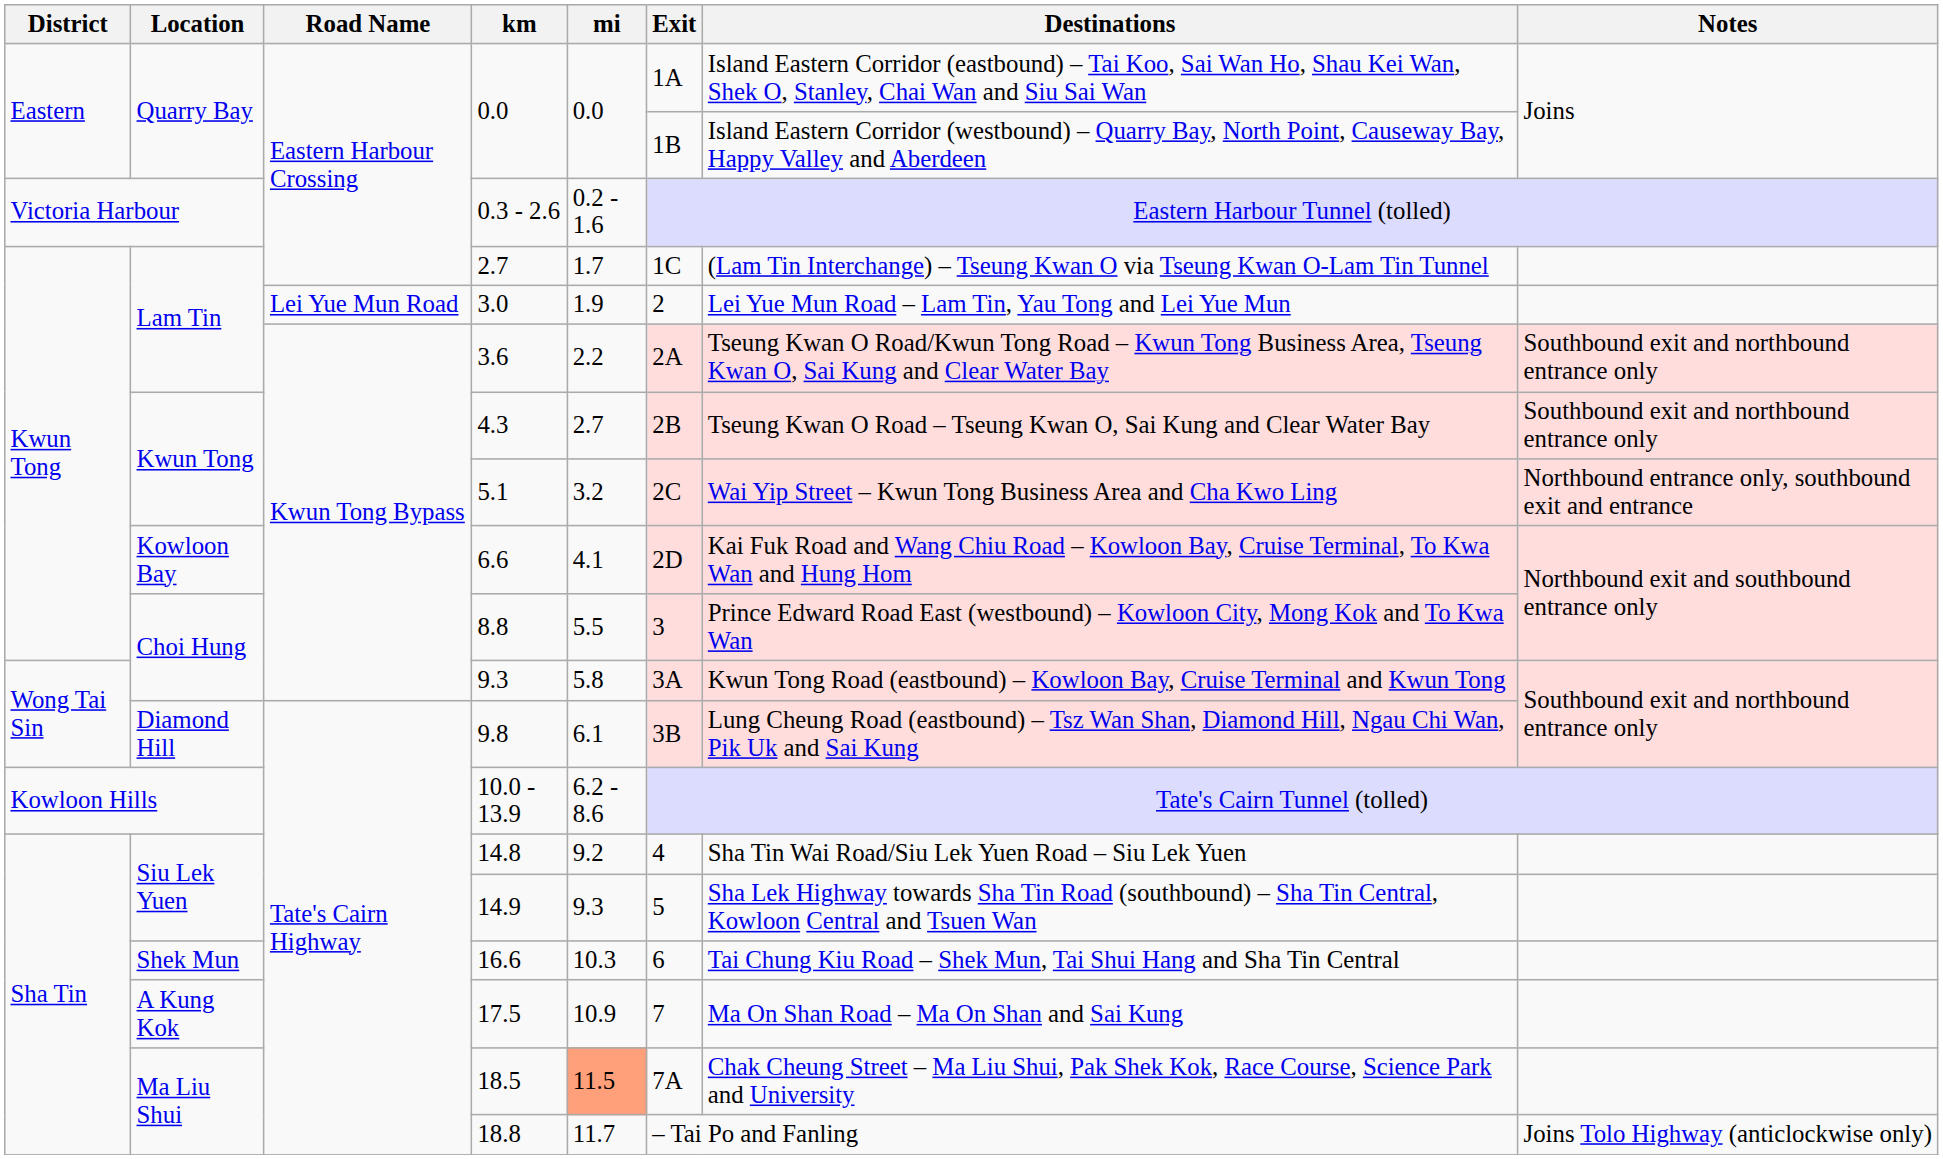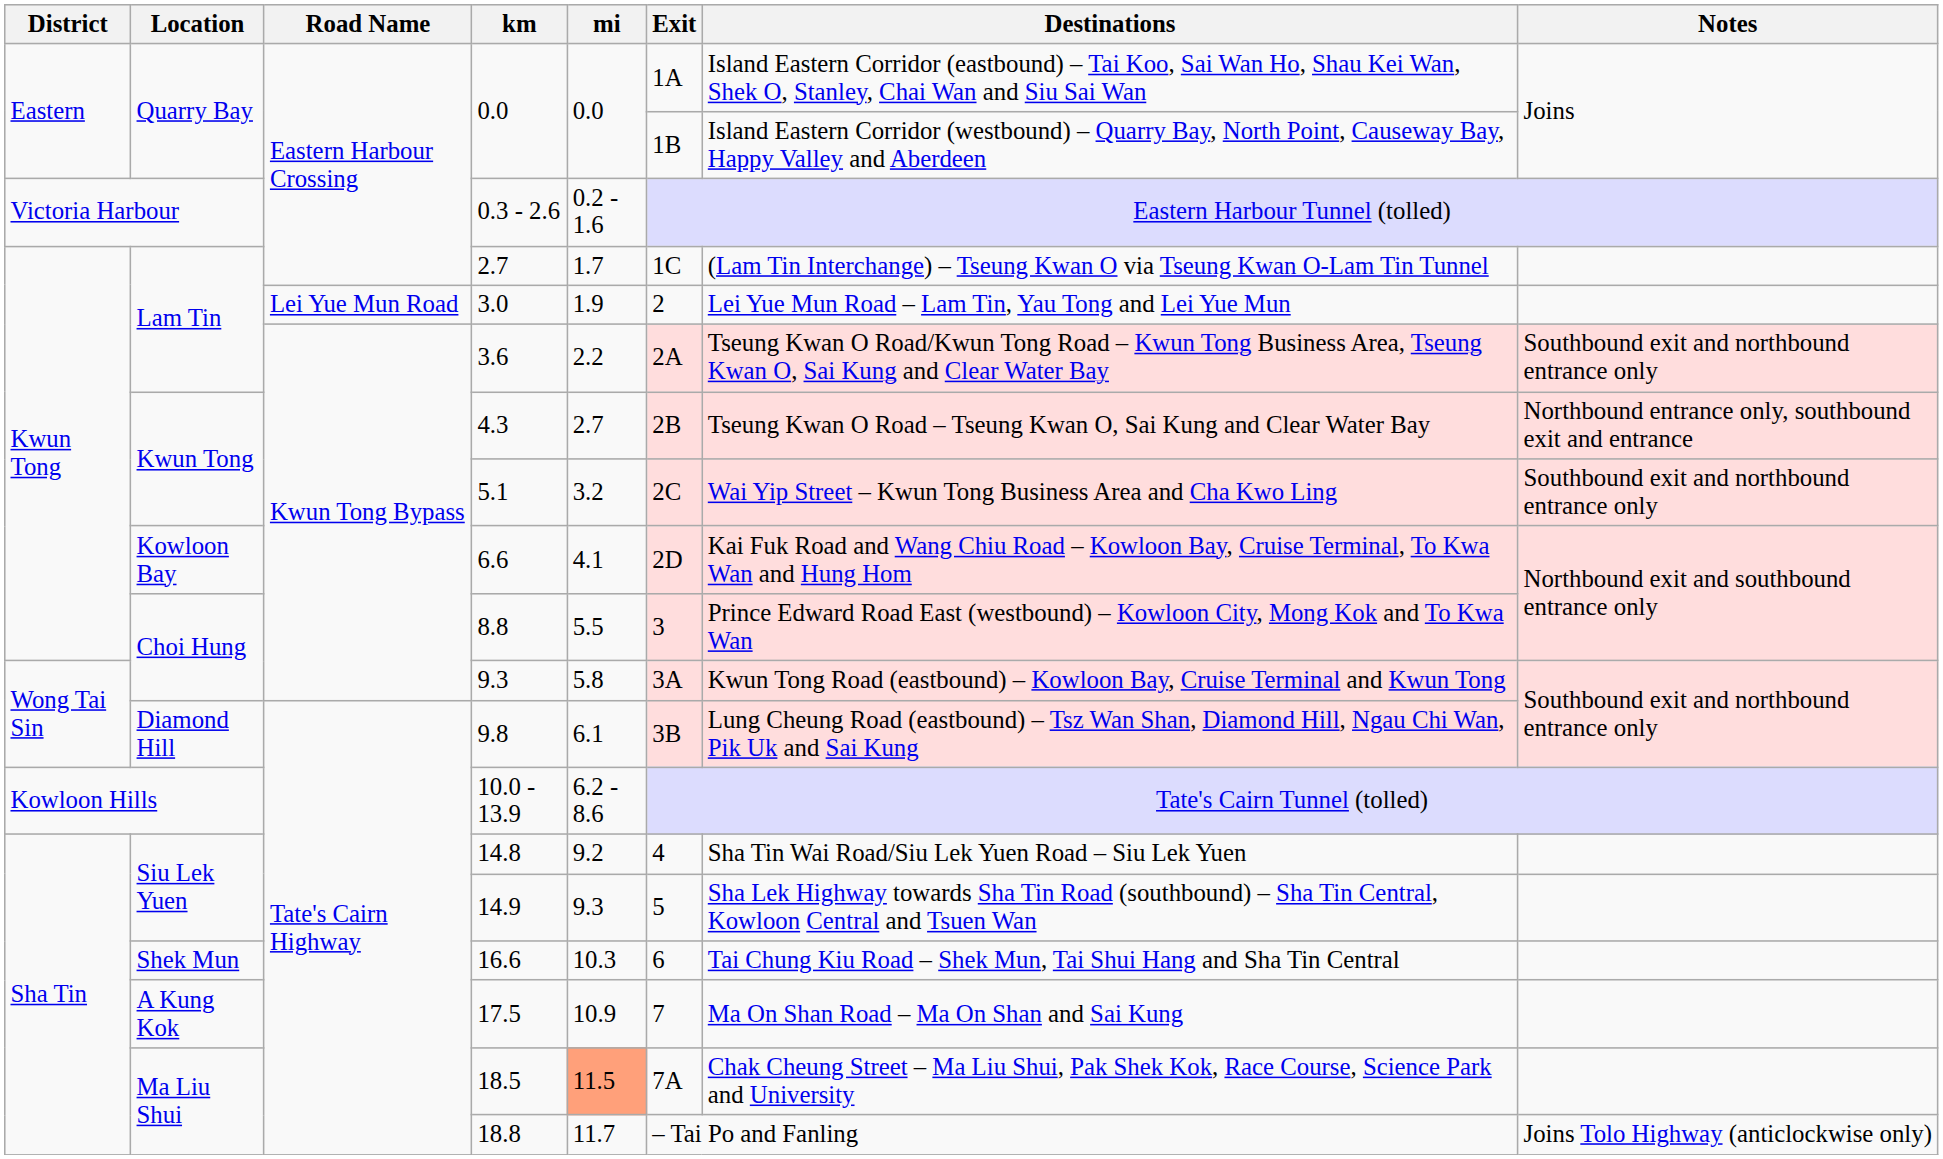(1686, 425) Southbound exit and northbound entrance only -> (1717, 425) Northbound entrance only, southbound exit and entrance
(1717, 492) Northbound entrance only, southbound exit and entrance -> (1686, 492) Southbound exit and northbound entrance only
